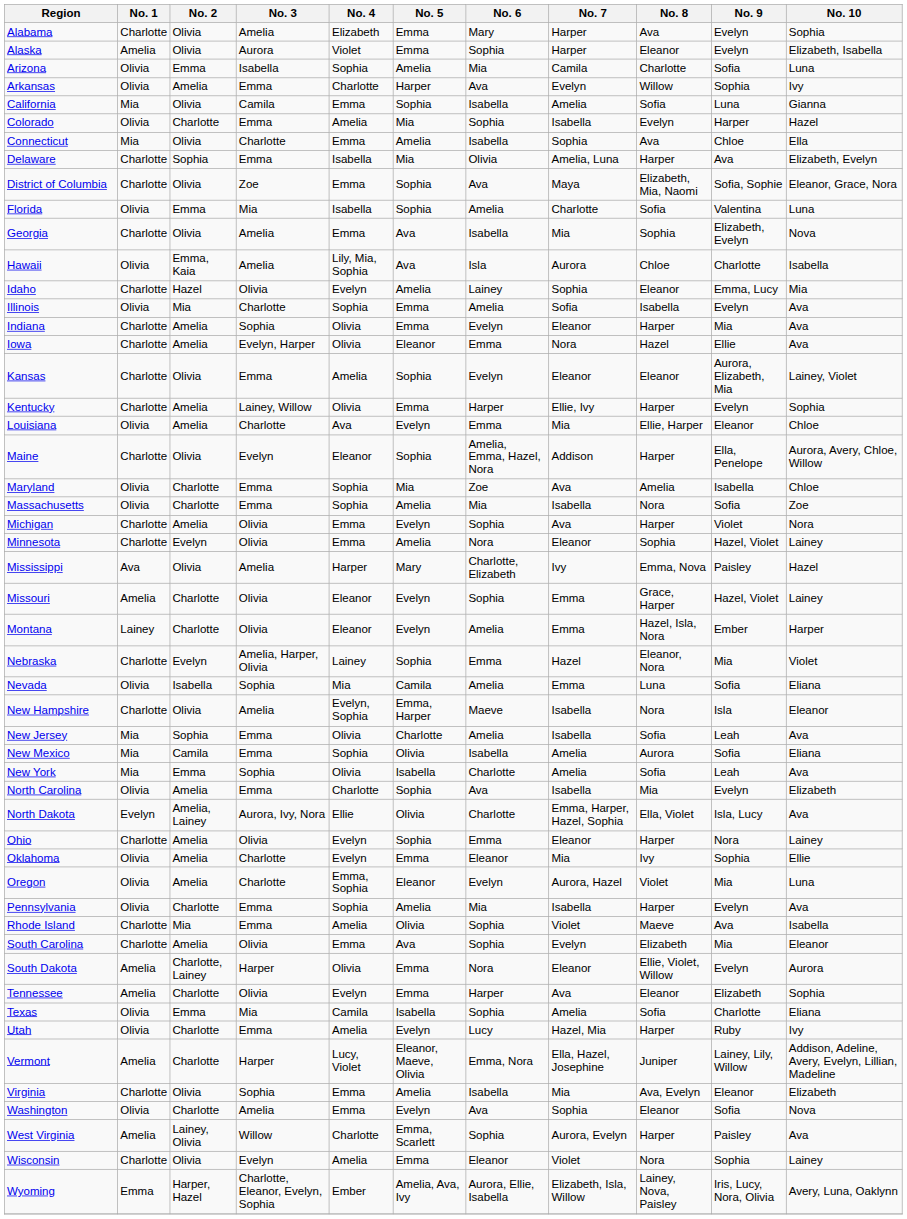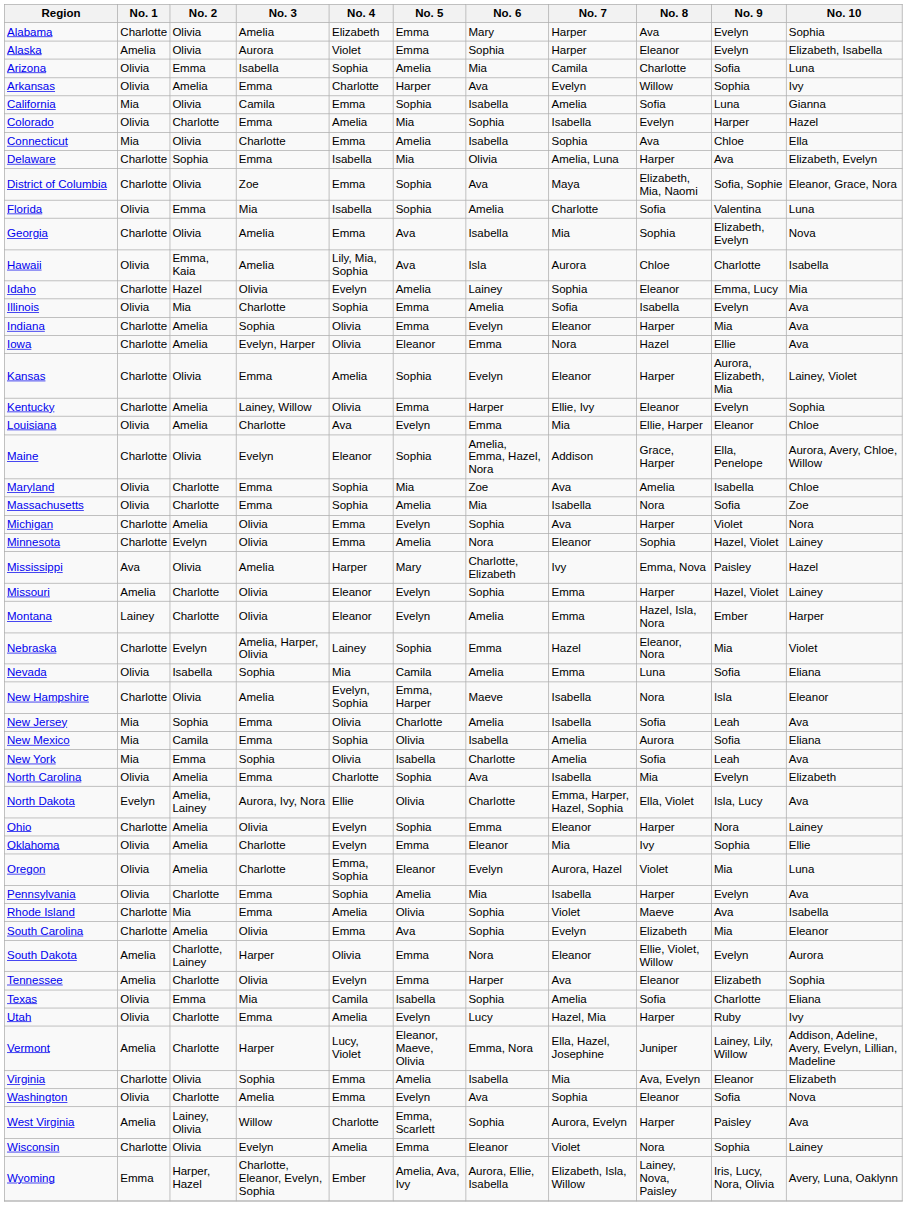(659, 376) Eleanor -> (657, 376) Harper
(657, 407) Harper -> (659, 407) Eleanor
(657, 456) Harper -> (657, 456) Grace, Harper
(657, 598) Grace, Harper -> (657, 592) Harper
